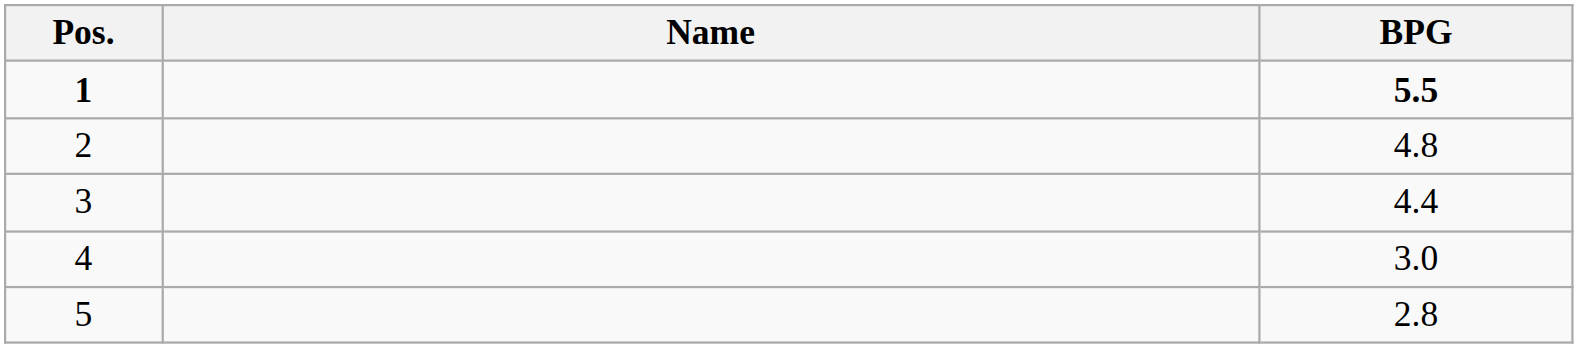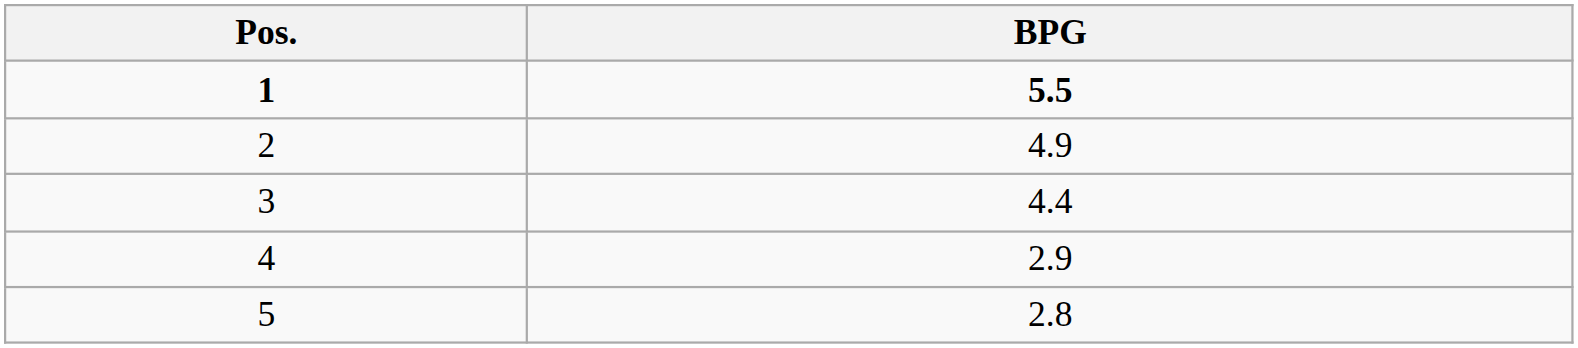- column: (711, 32)
(1416, 145) 4.8 -> (1050, 145) 4.9
(1416, 257) 3.0 -> (1050, 257) 2.9
